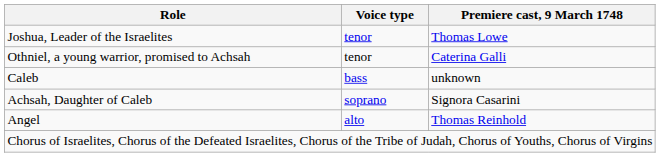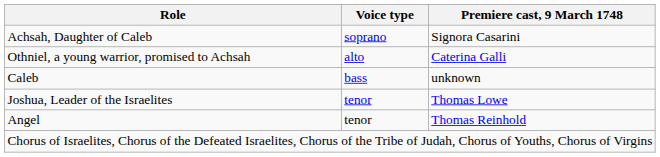rows swapped: (90, 36) <-> (80, 99)
(358, 57) tenor -> (354, 57) alto
(354, 120) alto -> (358, 120) tenor
